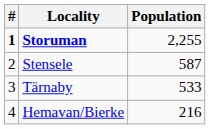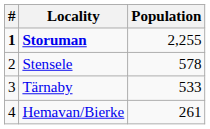(190, 64) 587 -> (190, 64) 578
(190, 111) 216 -> (190, 111) 261
